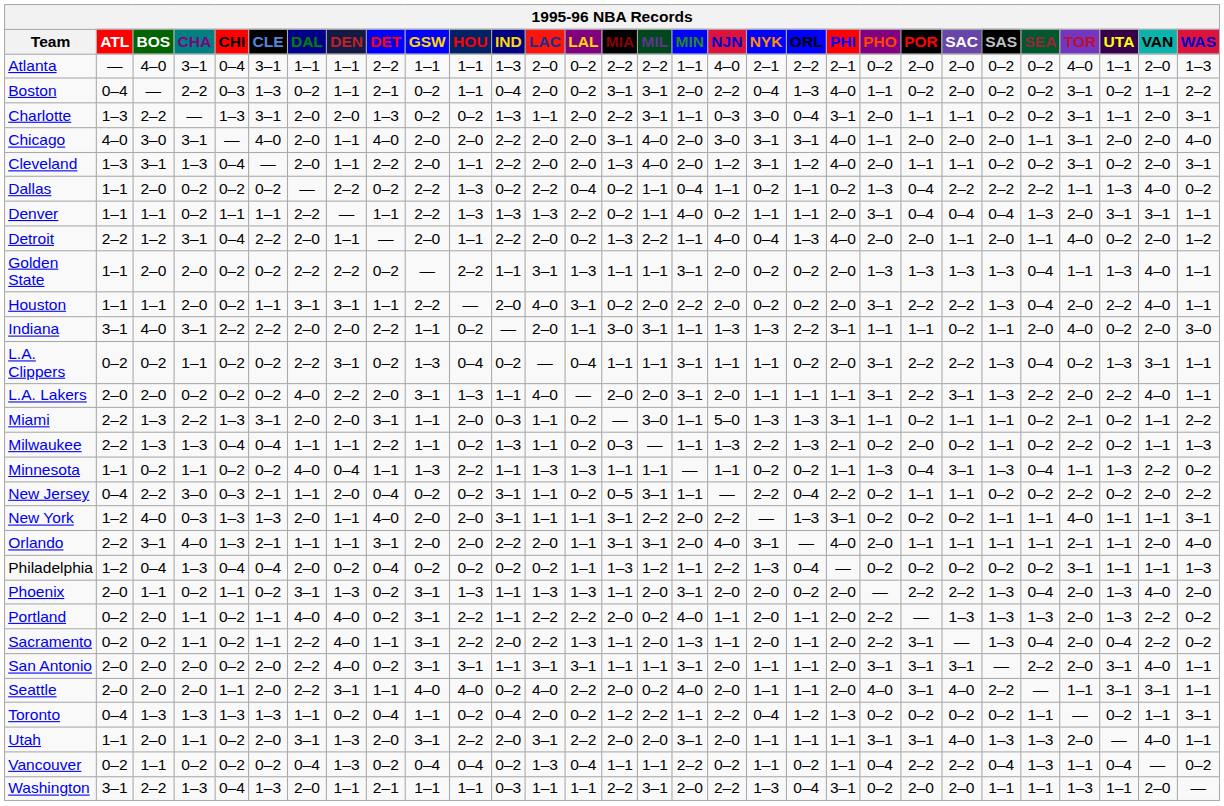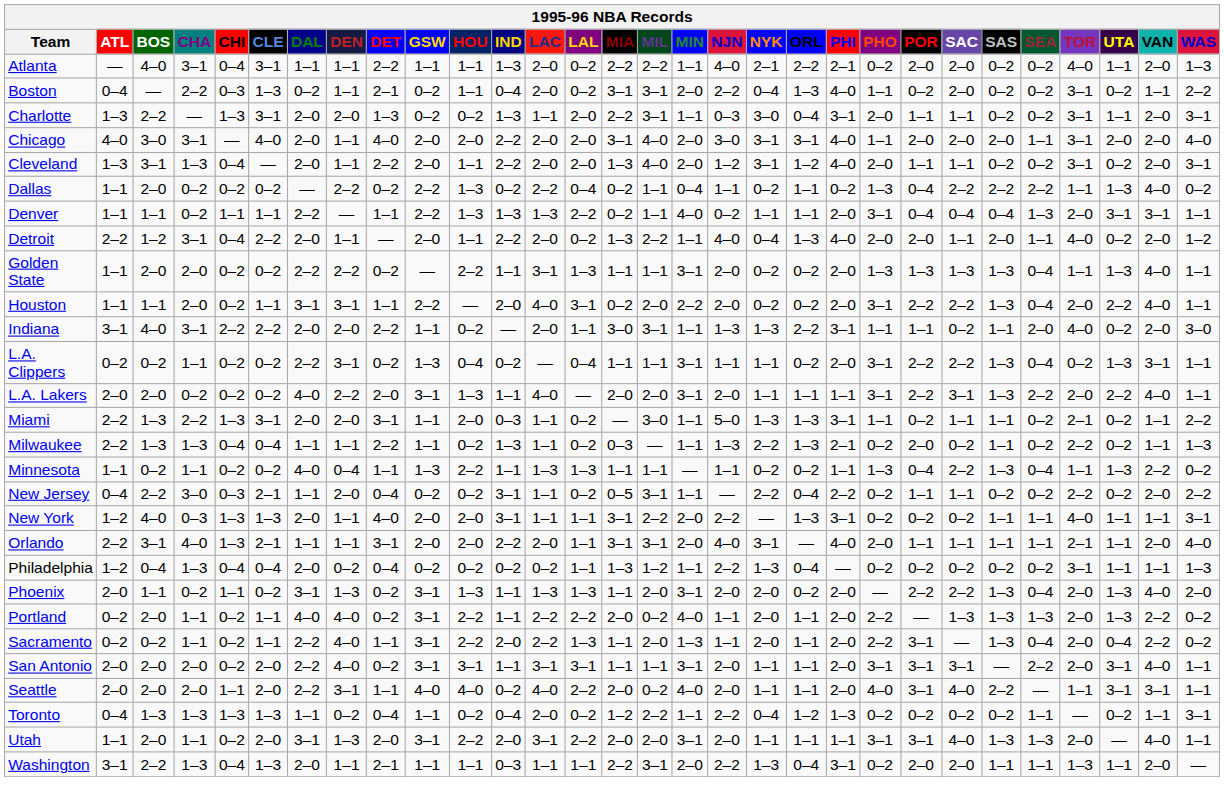(962, 469) 3–1 -> (962, 469) 2–2
- row: (45, 764)
